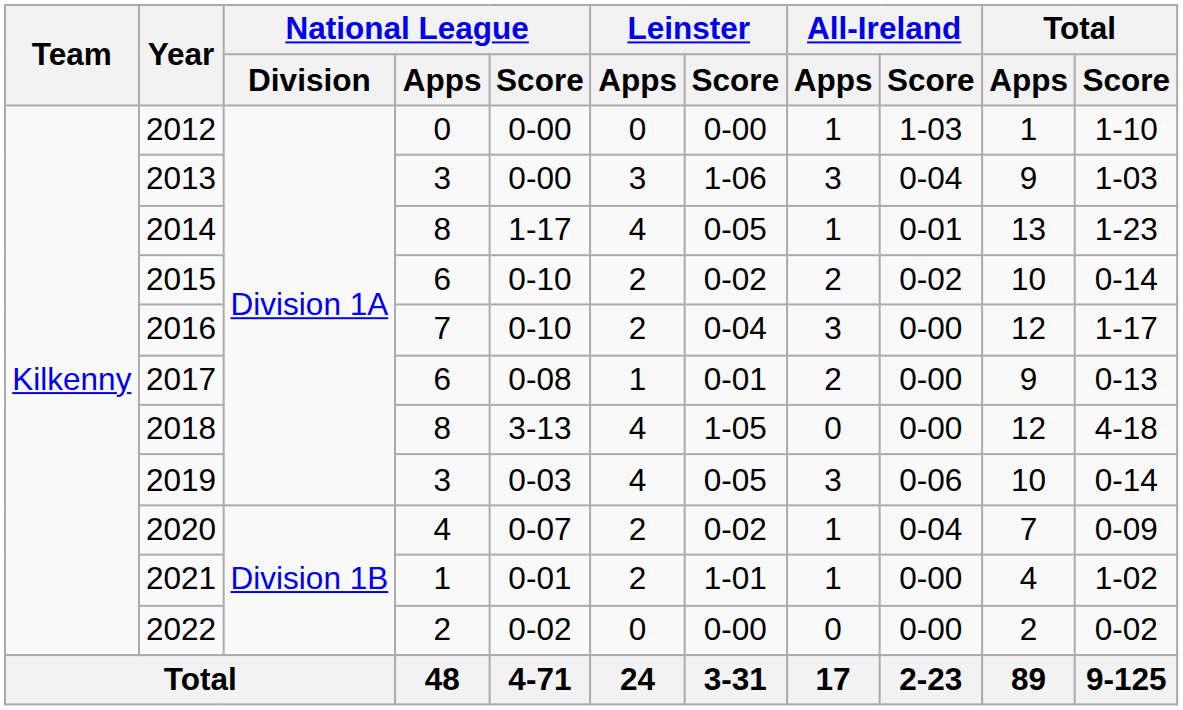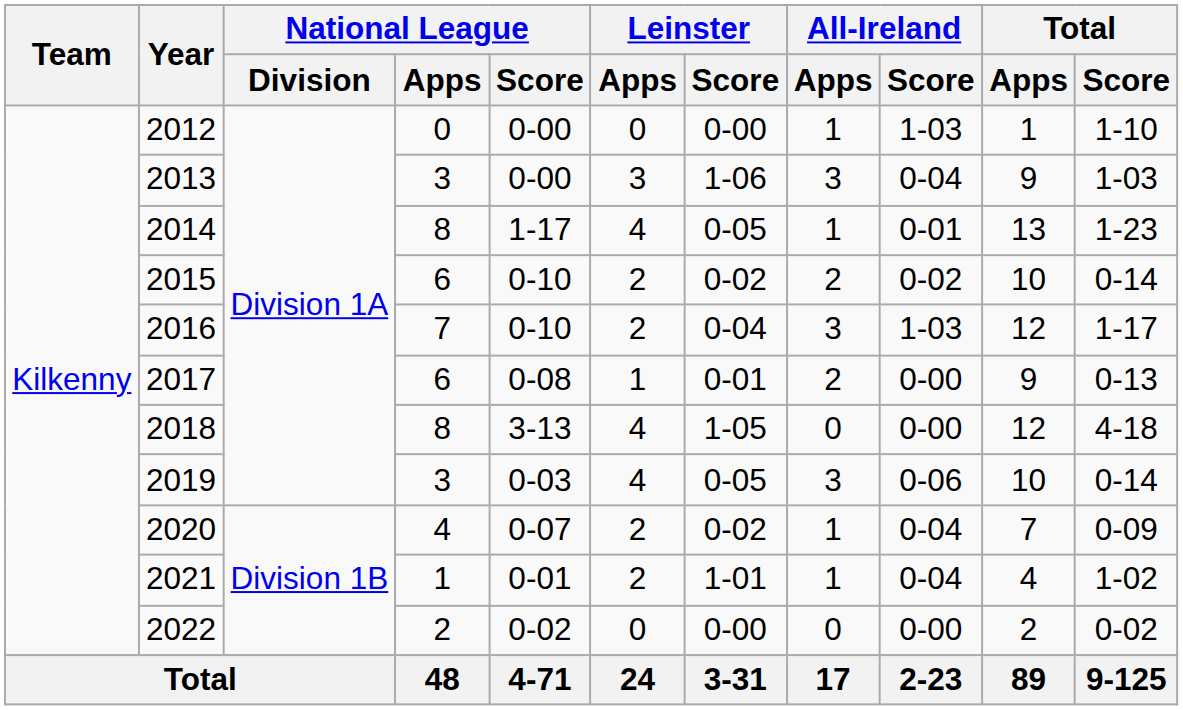(931, 329) 0-00 -> (931, 329) 1-03
(931, 579) 0-00 -> (931, 579) 0-04
